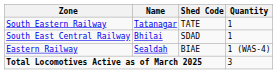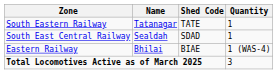(148, 37) Bhilai -> (151, 37) Sealdah
(151, 50) Sealdah -> (148, 50) Bhilai
